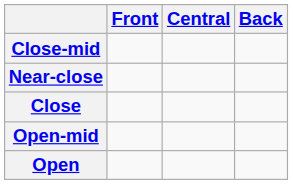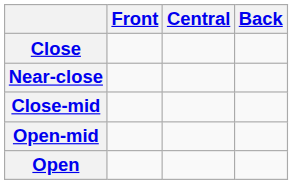rows swapped: (56, 106) <-> (56, 48)
